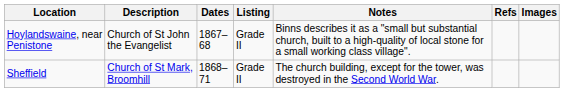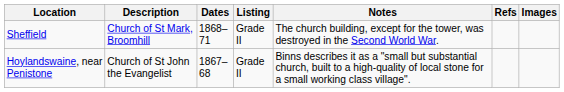rows swapped: (54, 40) <-> (27, 73)
